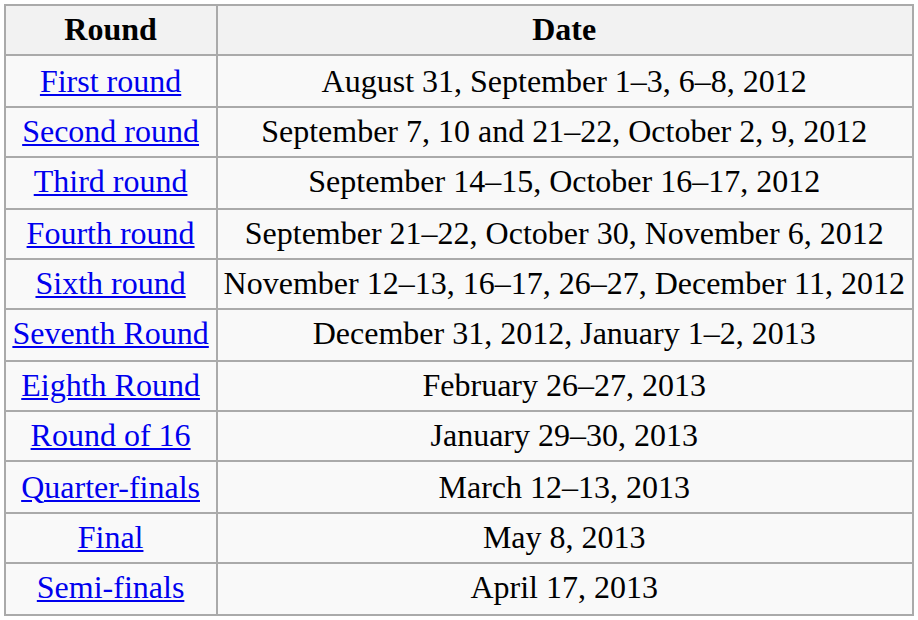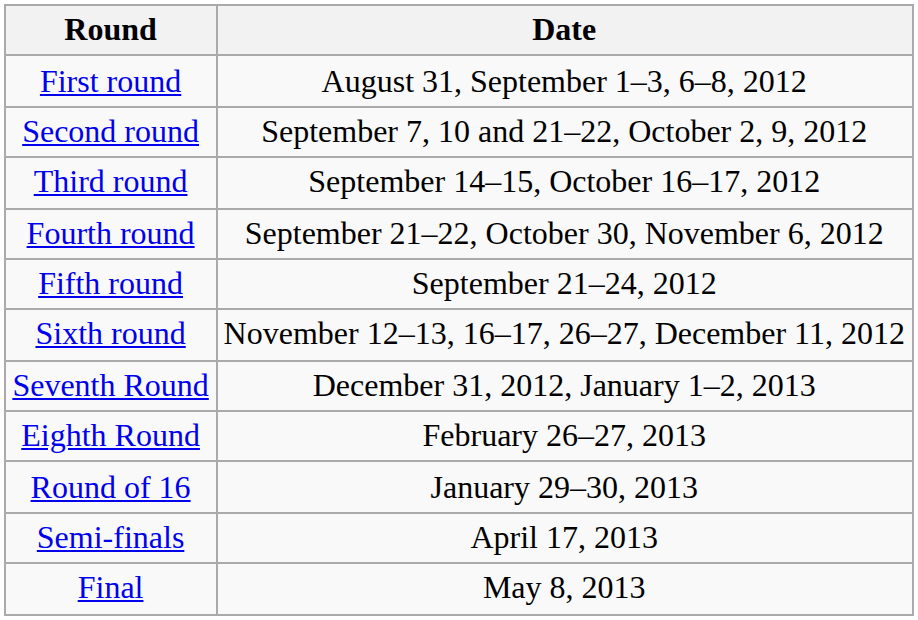+ row: (111, 283)
- row: (111, 486)
rows swapped: (111, 588) <-> (111, 537)
